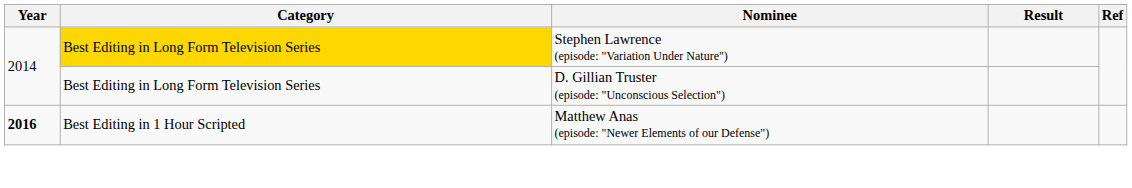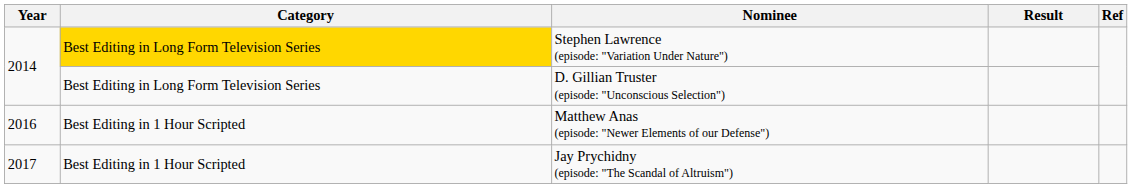(22, 124) bold -> (22, 124) normal
+ row: (644, 163)
